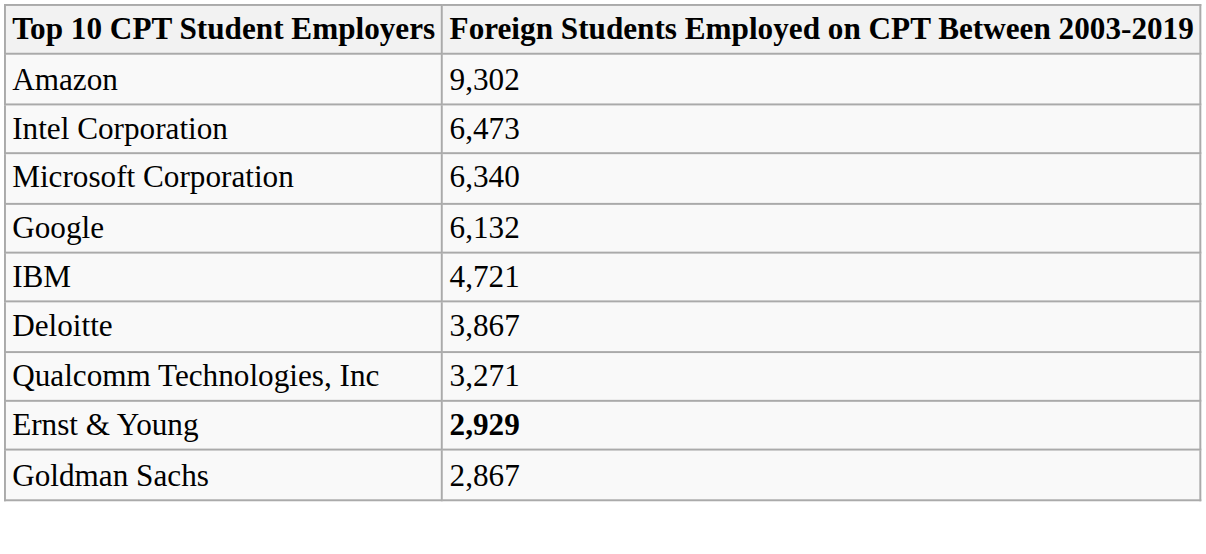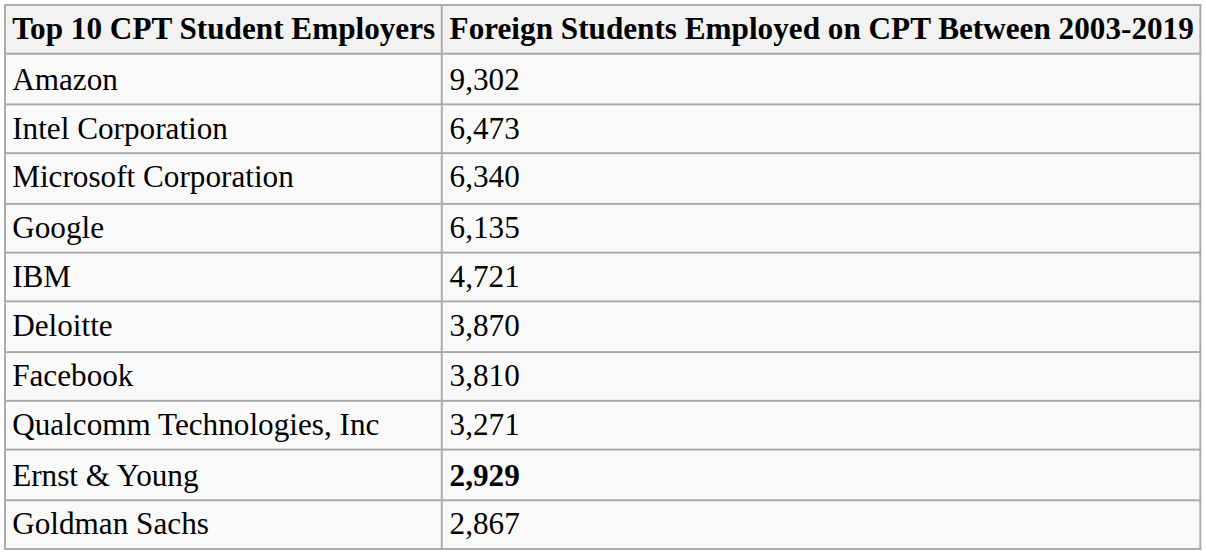(485, 227) 6,132 -> (485, 227) 6,135
(485, 326) 3,867 -> (485, 326) 3,870
+ row: (73, 375)
